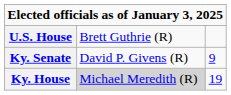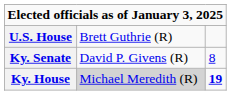(212, 57) 9 -> (212, 57) 8
(215, 79) normal -> (215, 79) bold
